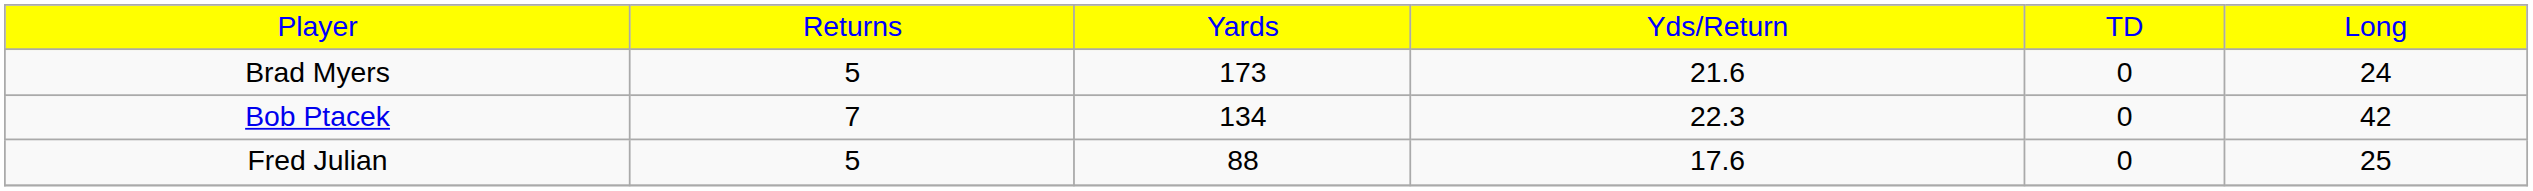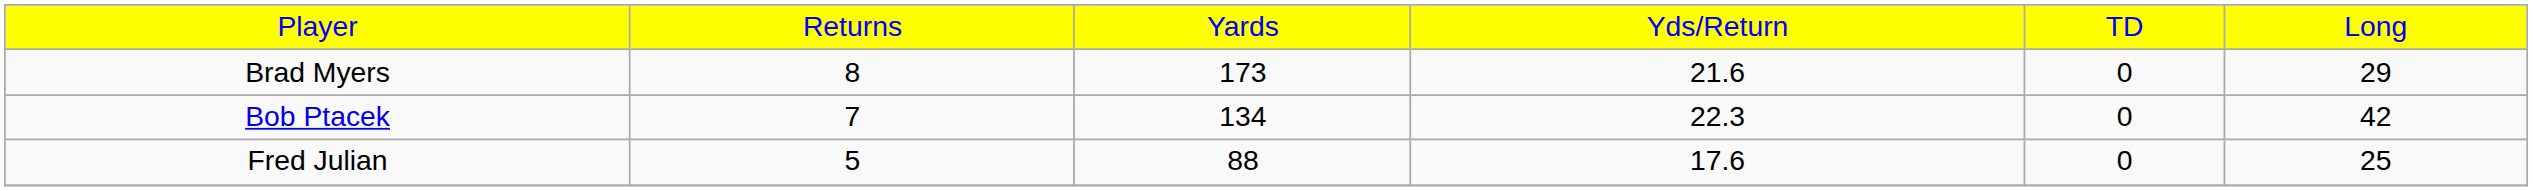(852, 71) 5 -> (852, 71) 8
(2376, 71) 24 -> (2376, 71) 29
